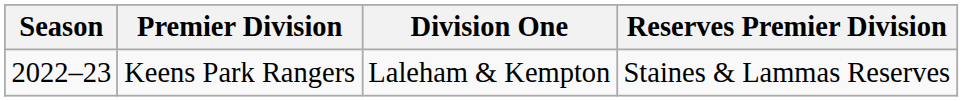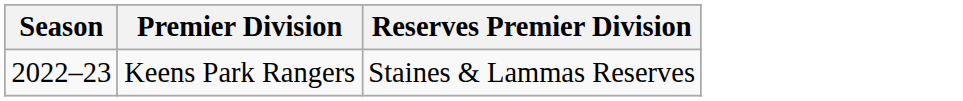- column: (489, 27)
